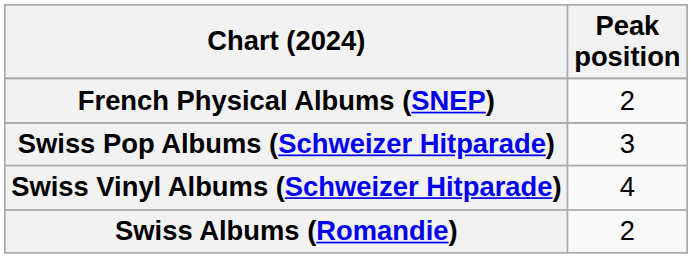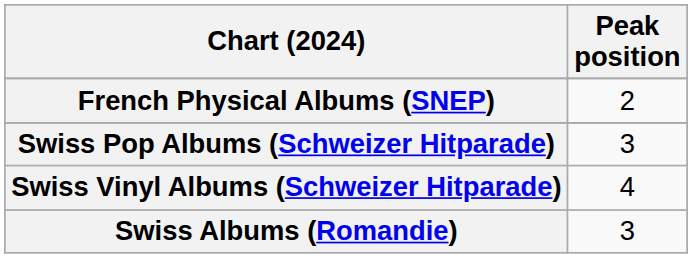(627, 230) 2 -> (627, 230) 3
